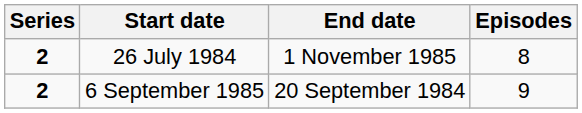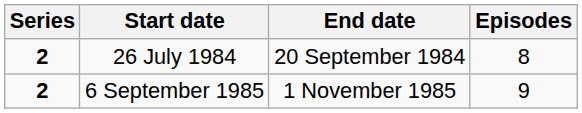(370, 56) 1 November 1985 -> (370, 56) 20 September 1984
(370, 90) 20 September 1984 -> (370, 90) 1 November 1985
